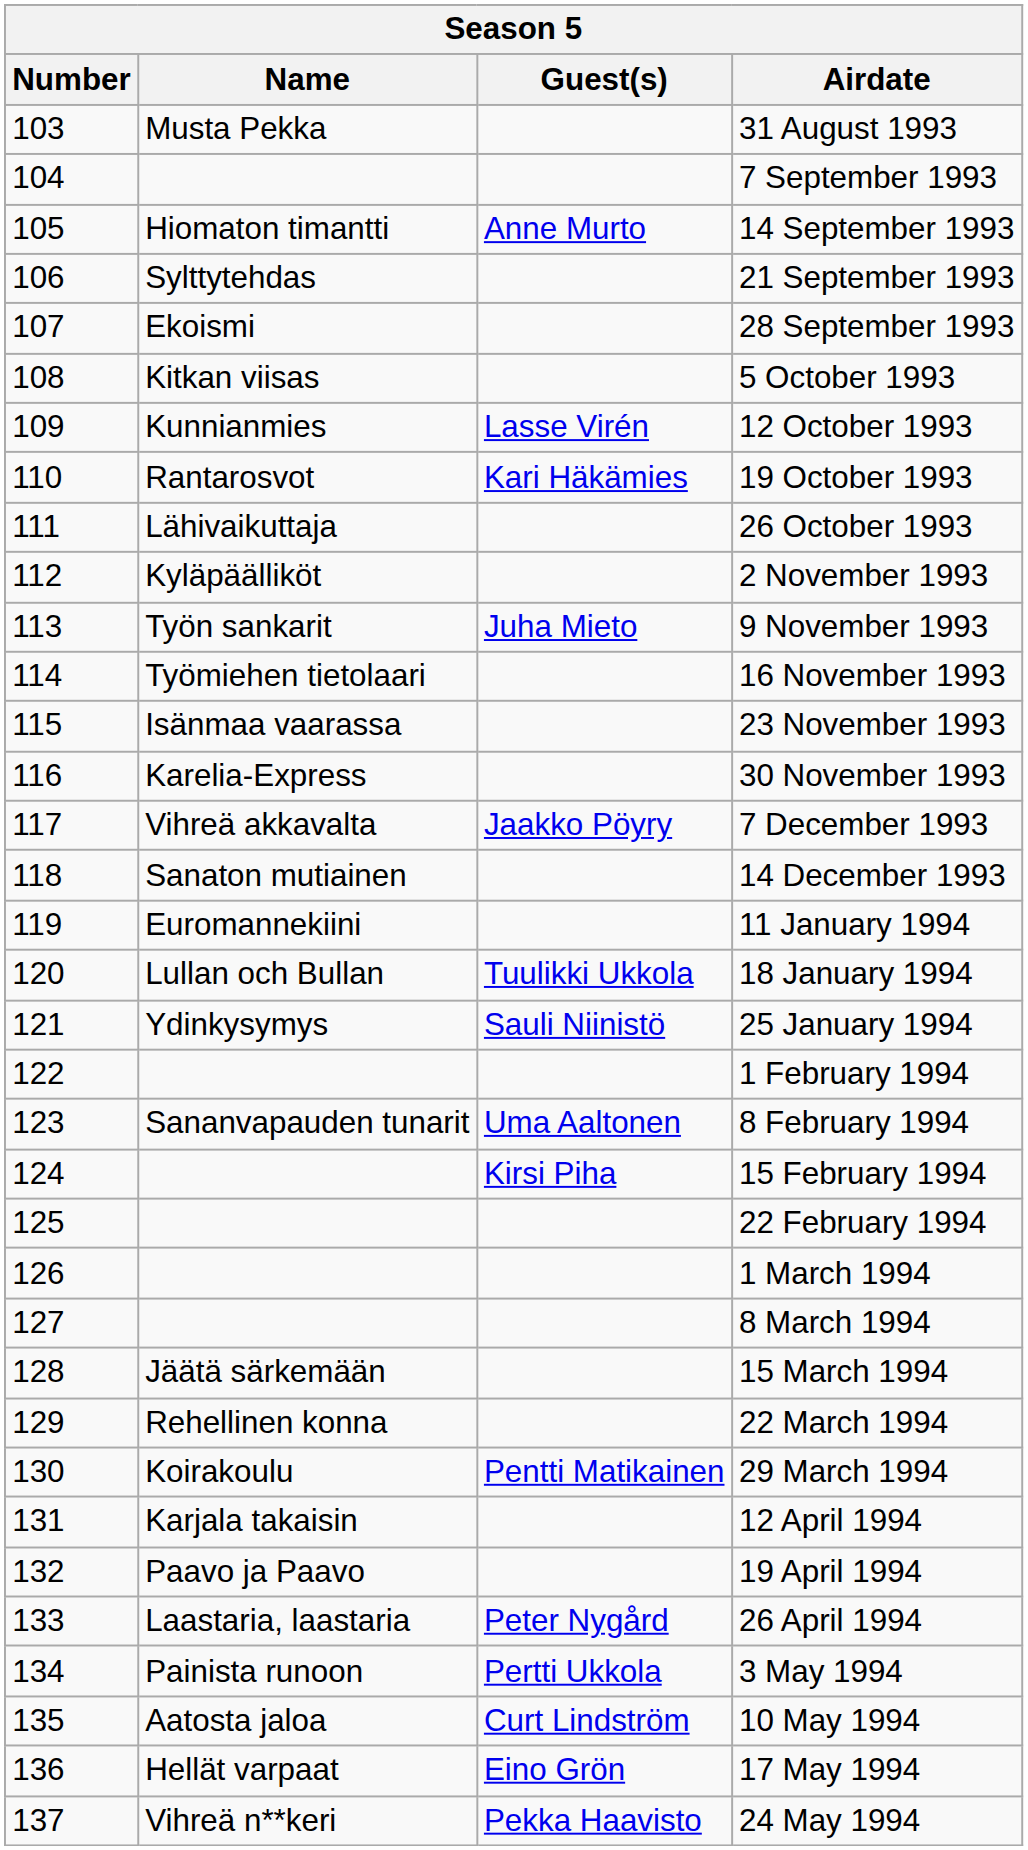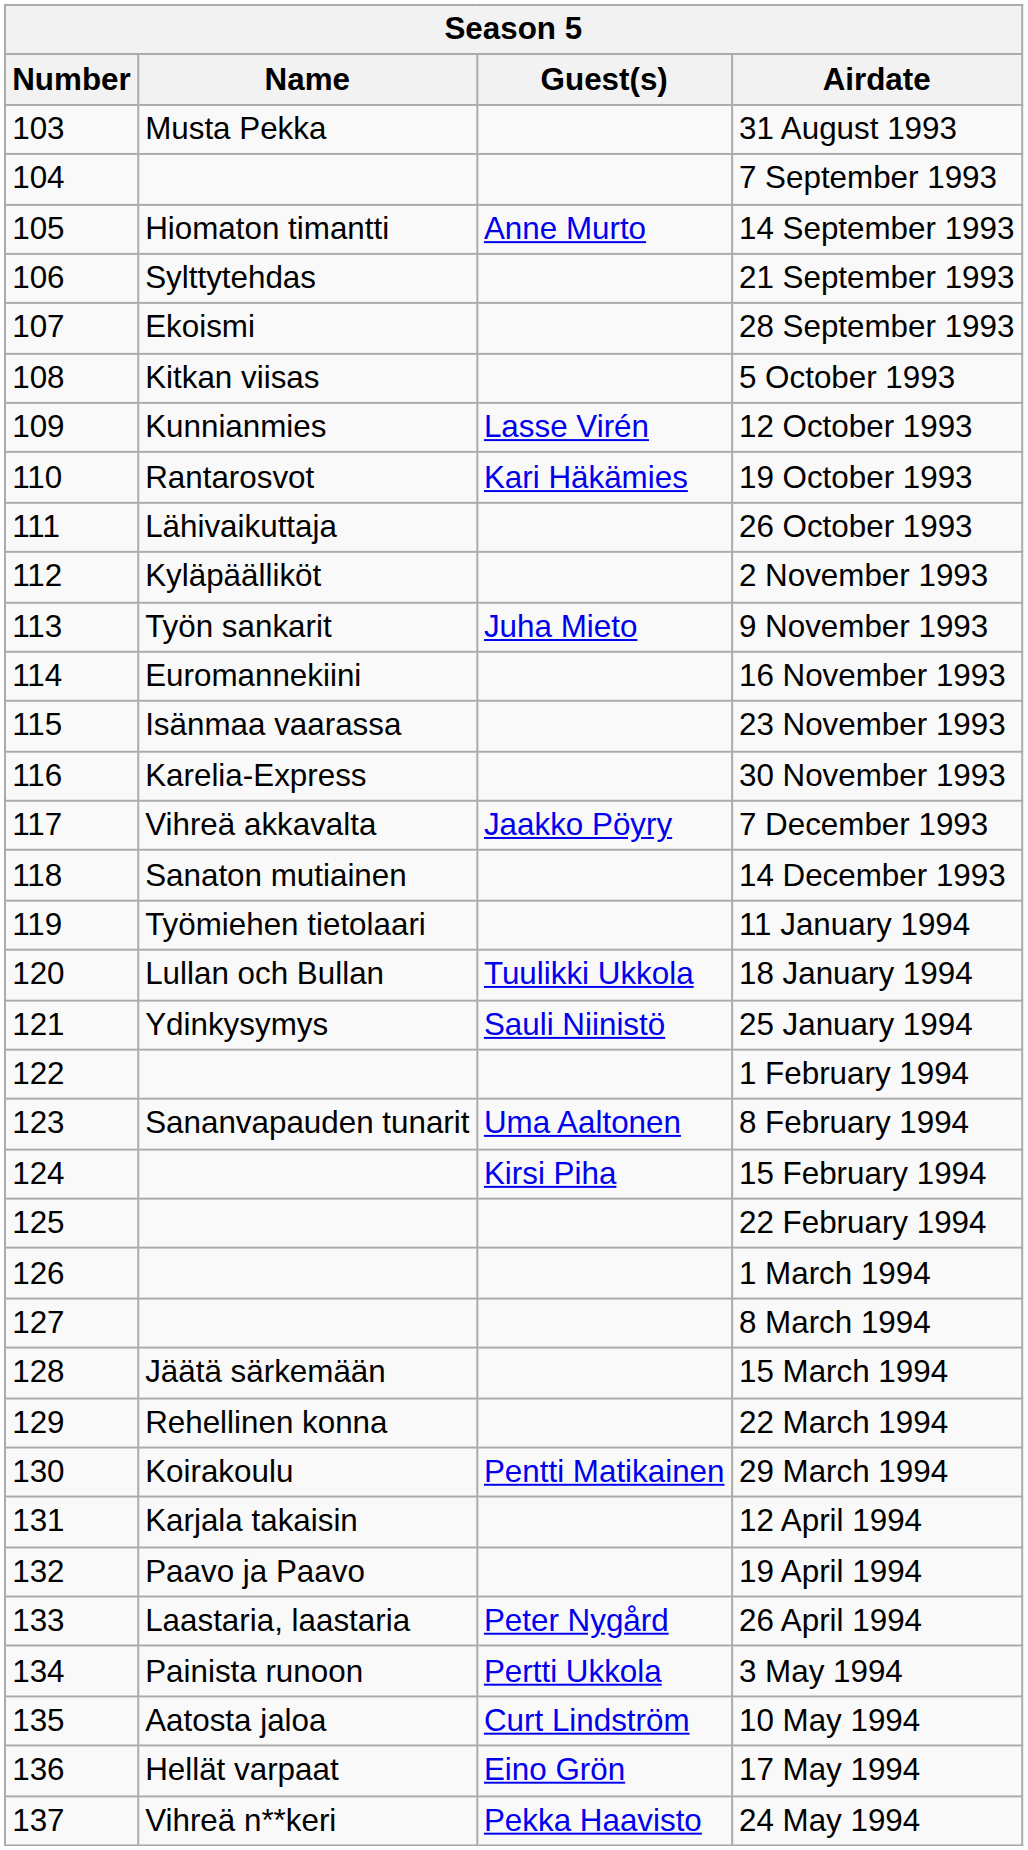(285, 675) Työmiehen tietolaari -> (253, 675) Euromannekiini
(253, 924) Euromannekiini -> (285, 924) Työmiehen tietolaari
